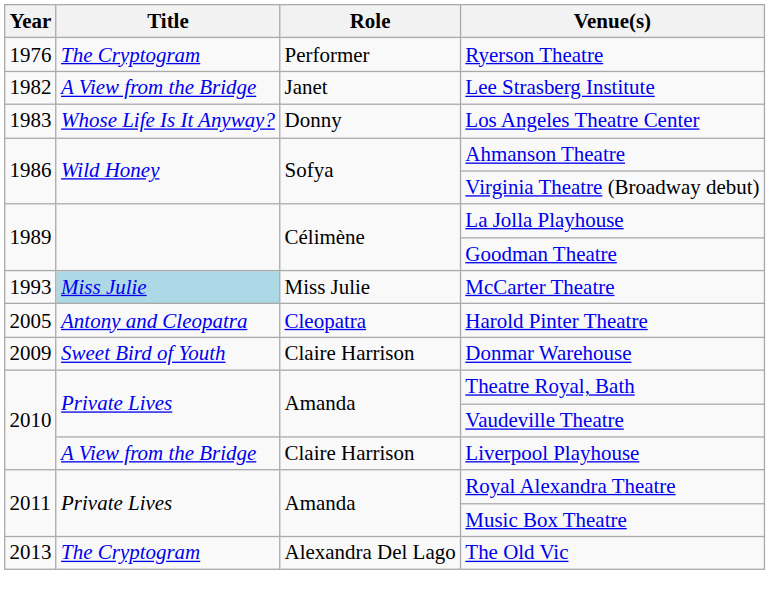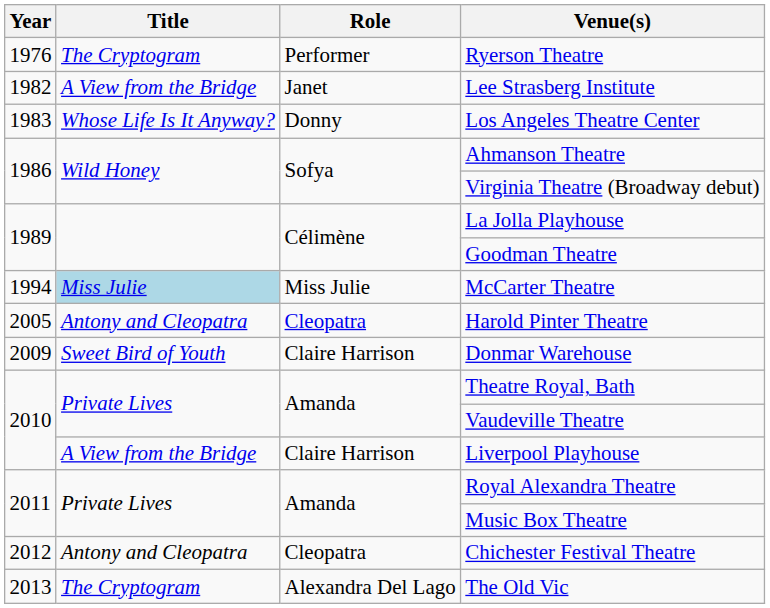(30, 287) 1993 -> (30, 287) 1994
+ row: (580, 552)
